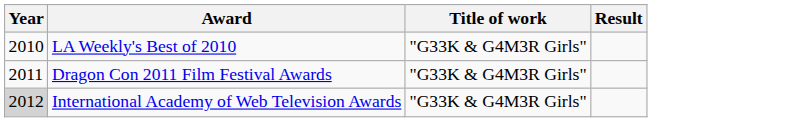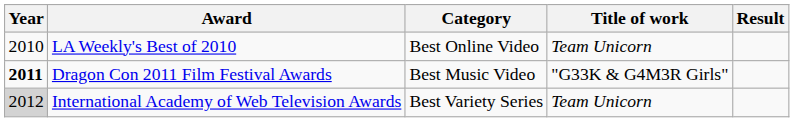+ column: (476, 18)
(498, 46) "G33K & G4M3R Girls" -> (601, 46) Team Unicorn
(26, 74) normal -> (26, 74) bold
(498, 102) "G33K & G4M3R Girls" -> (601, 102) Team Unicorn
